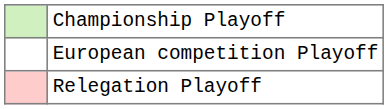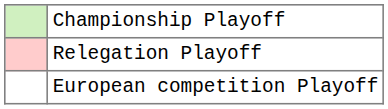rows swapped: (215, 54) <-> (157, 87)
